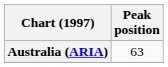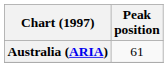(137, 51) 63 -> (137, 51) 61
